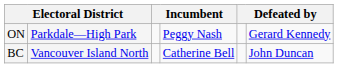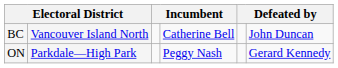rows swapped: (16, 33) <-> (15, 53)
